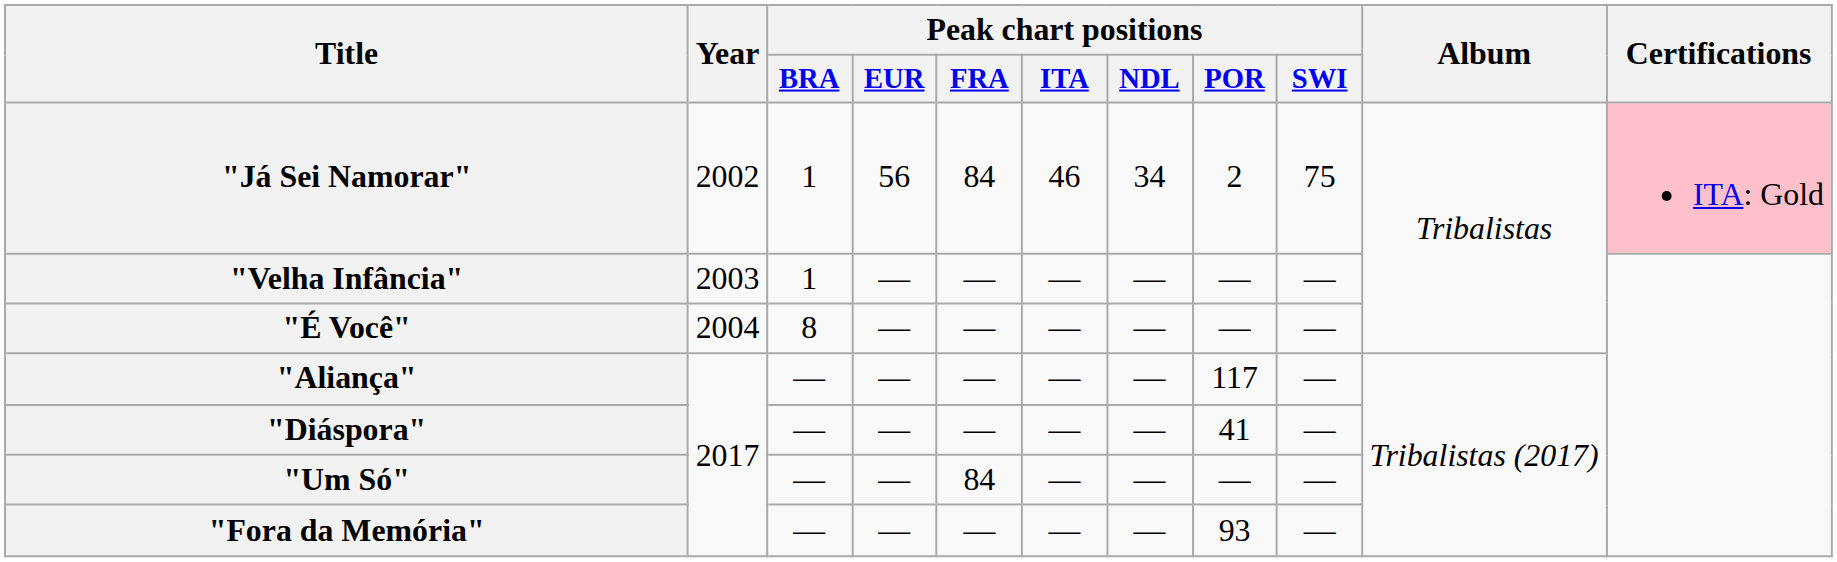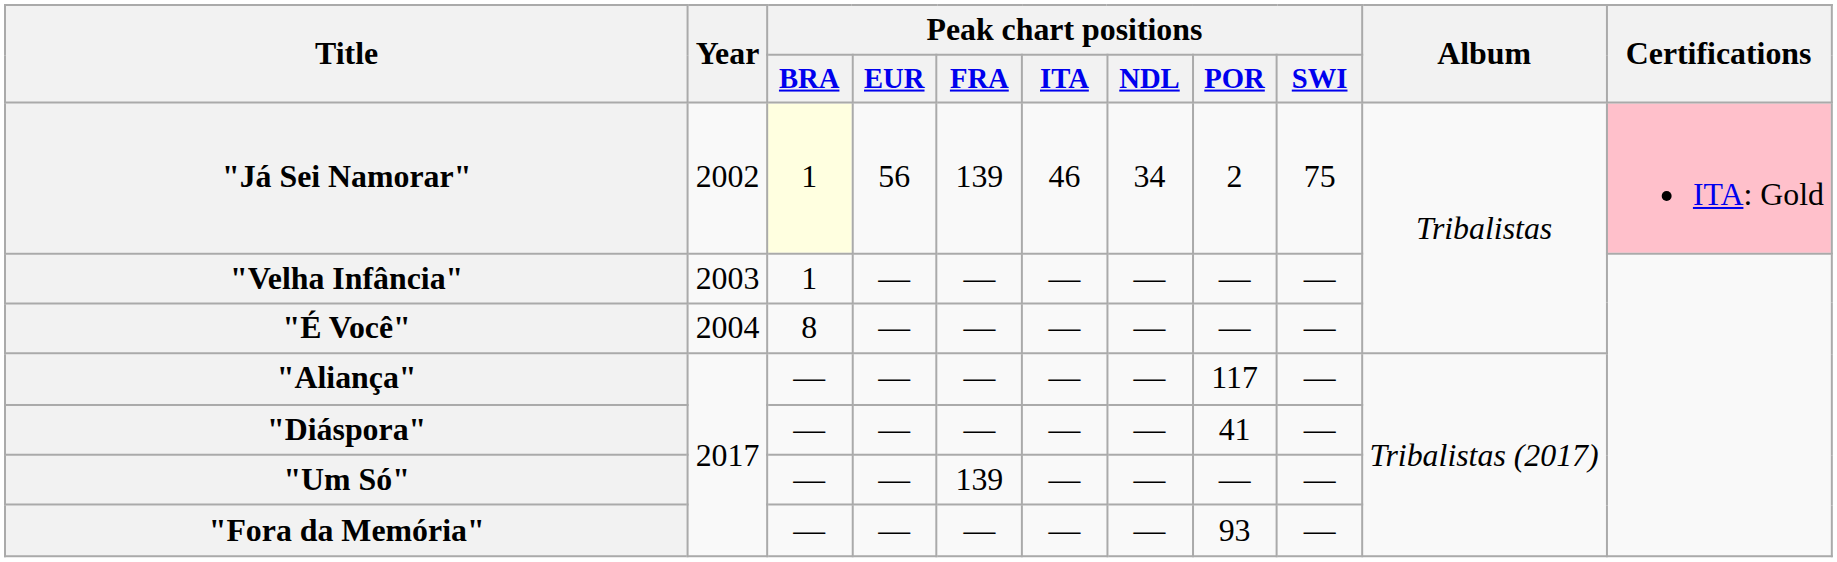(809, 177) no background -> (809, 177) lightyellow background
(979, 177) 84 -> (979, 177) 139
(979, 479) 84 -> (979, 479) 139
